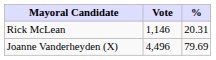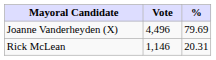rows swapped: (62, 47) <-> (36, 30)
